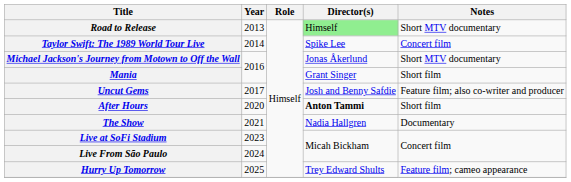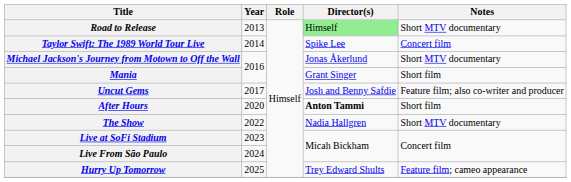(254, 122) 2021 -> (254, 122) 2022
(427, 122) Documentary -> (451, 122) Short MTV documentary
